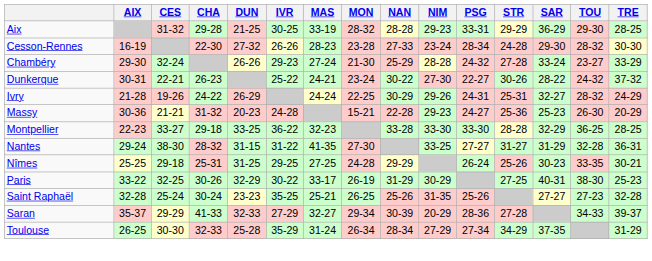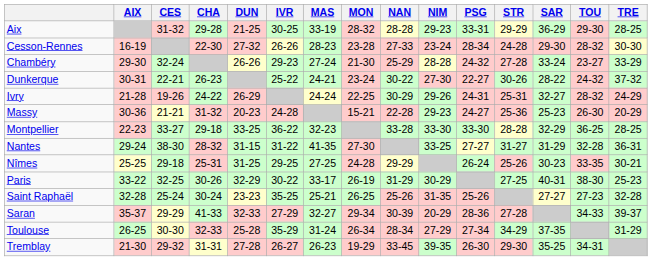+ row: (29, 247)
